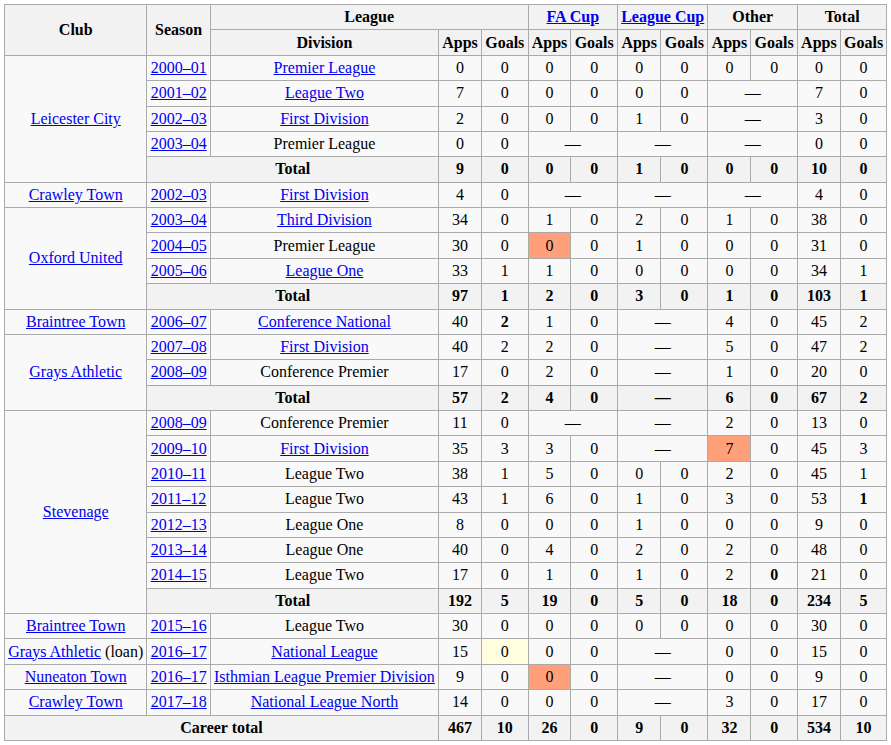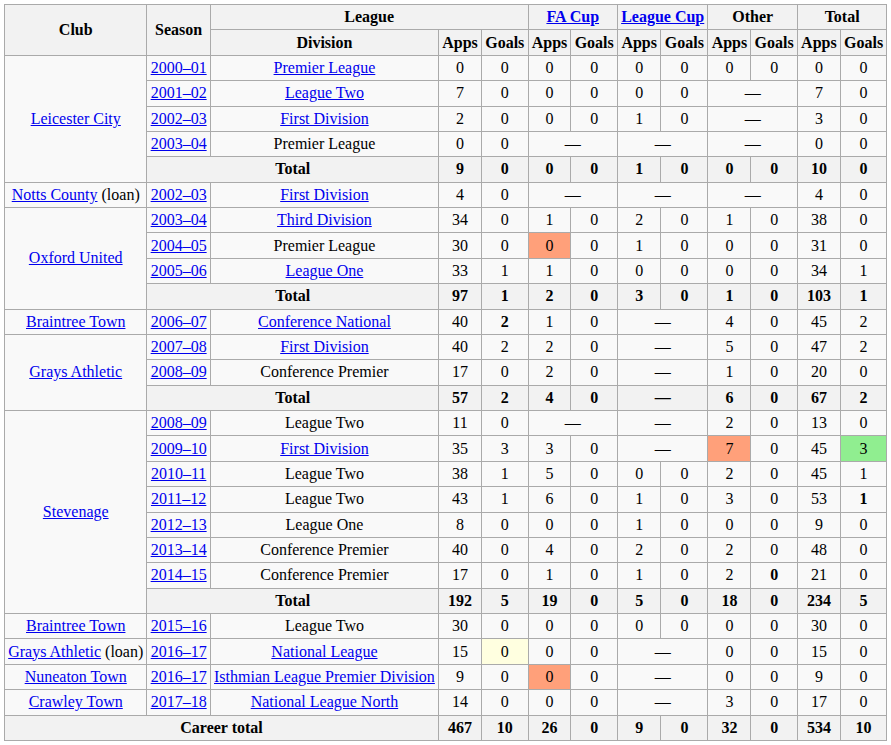(76, 194) Crawley Town -> (76, 194) Notts County (loan)
(324, 423) Conference Premier -> (324, 423) League Two
(864, 448) no background -> (864, 448) lightgreen background
(324, 550) League One -> (324, 550) Conference Premier
(324, 575) League Two -> (324, 575) Conference Premier
